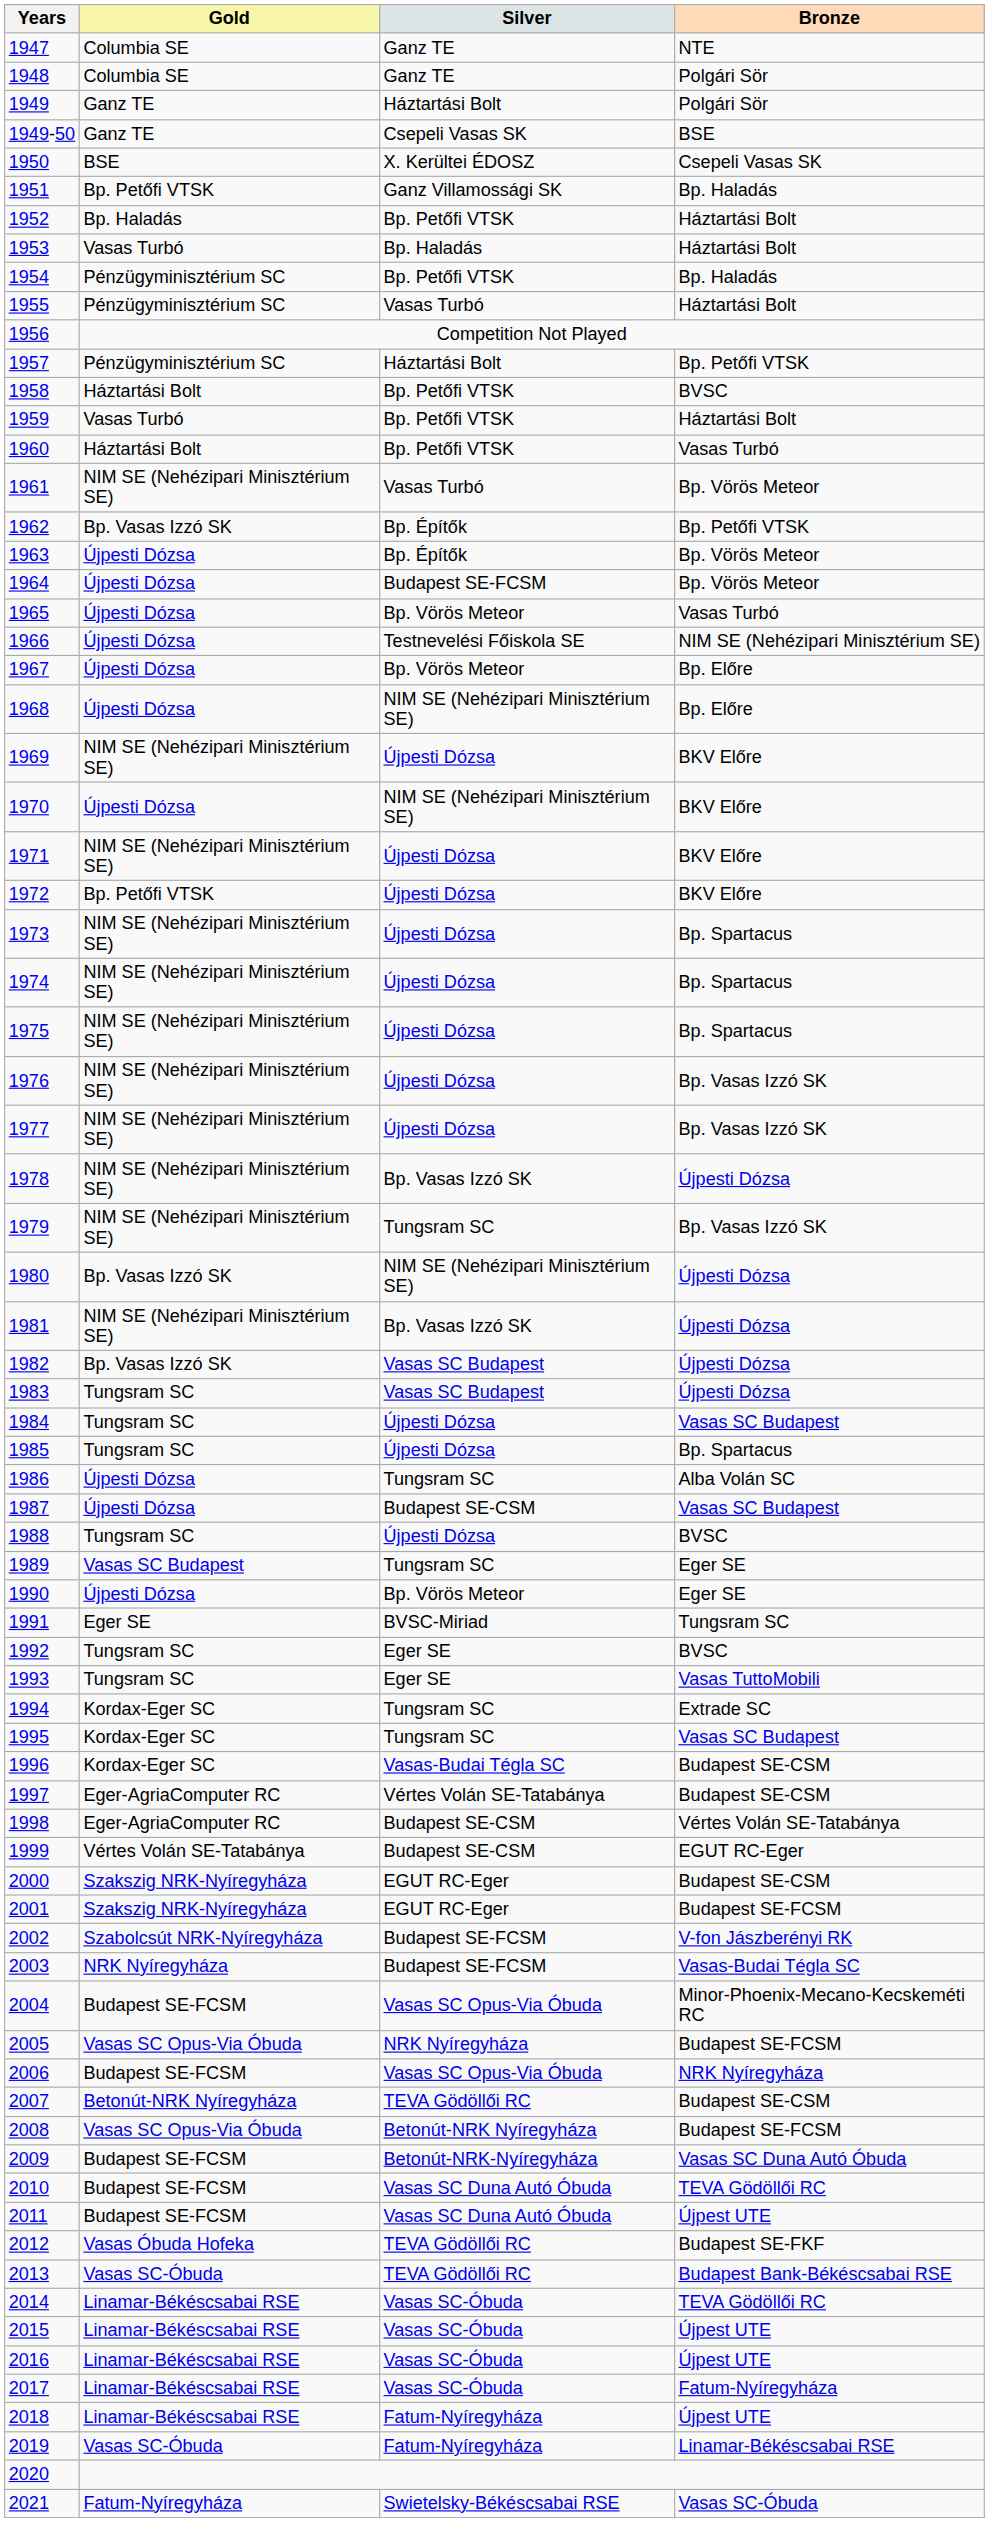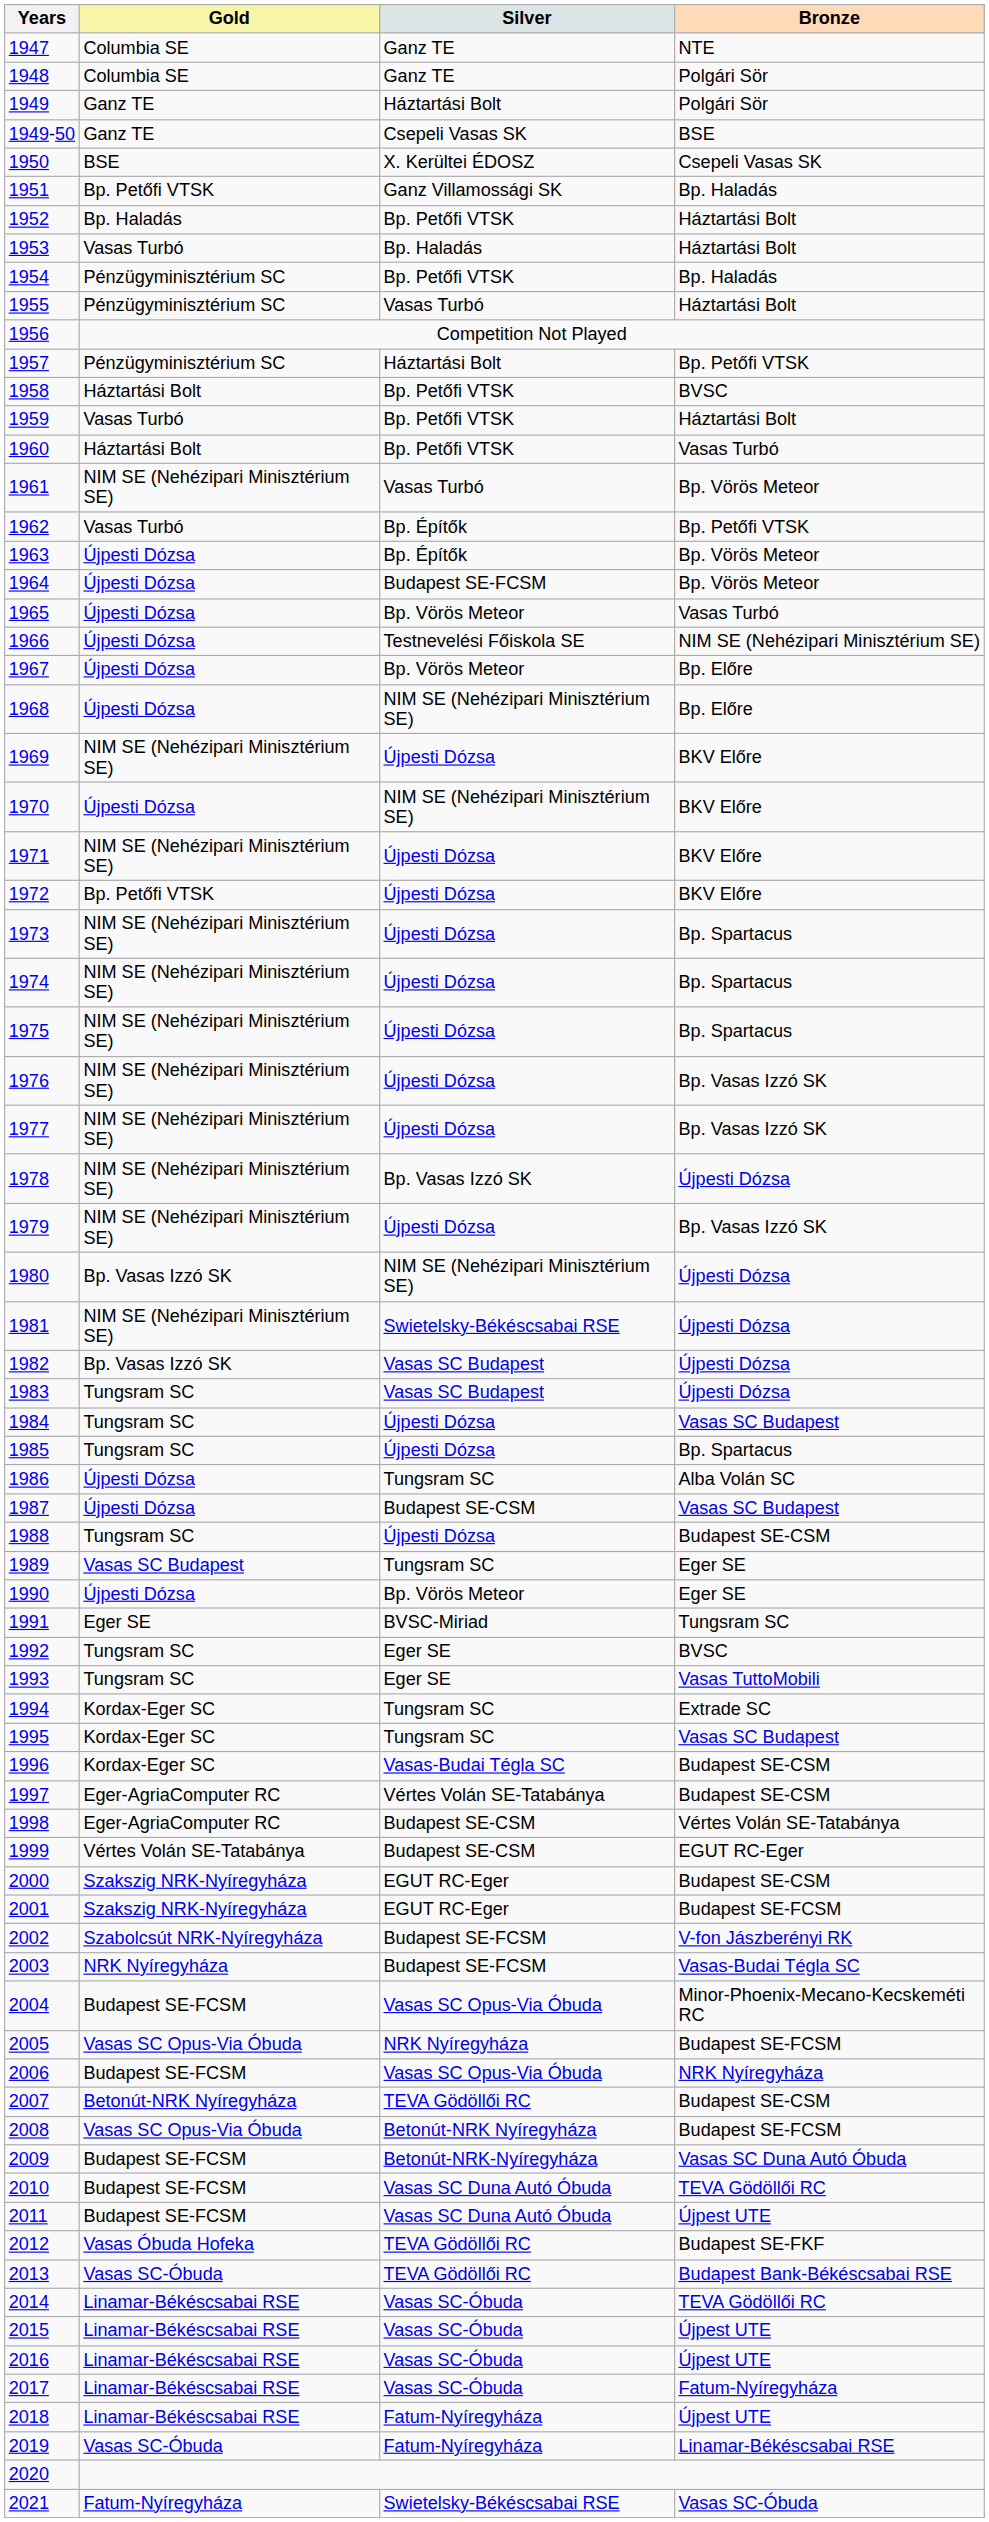(158, 526) Bp. Vasas Izzó SK -> (133, 526) Vasas Turbó
(439, 1227) Tungsram SC -> (439, 1227) Újpesti Dózsa
(458, 1325) Bp. Vasas Izzó SK -> (502, 1325) Swietelsky-Békéscsabai RSE
(703, 1536) BVSC -> (754, 1536) Budapest SE-CSM
